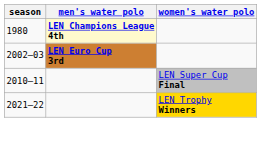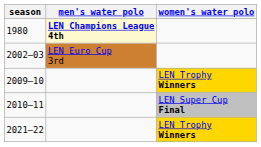(80, 56) bold -> (80, 56) normal
+ row: (25, 80)
